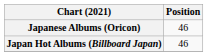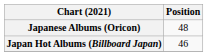(183, 28) 46 -> (183, 28) 48
